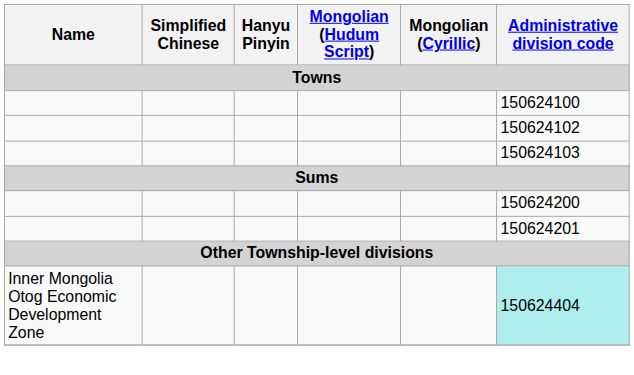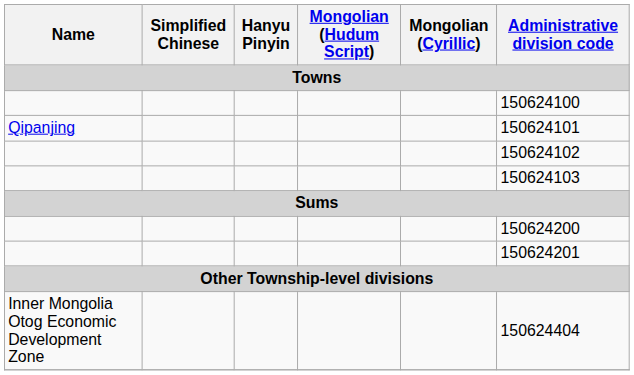+ row: (42, 128)
(540, 305) paleturquoise background -> (540, 330) no background
